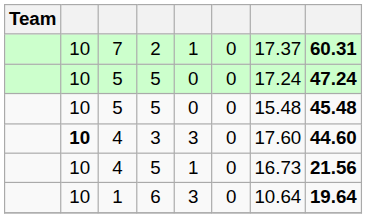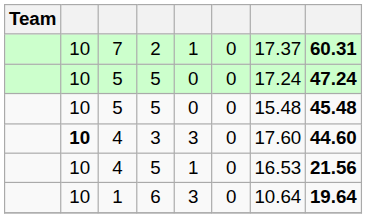(278, 167) 16.73 -> (278, 167) 16.53
